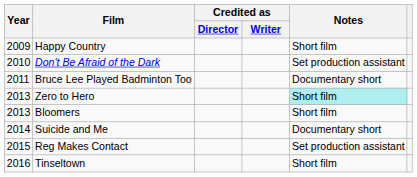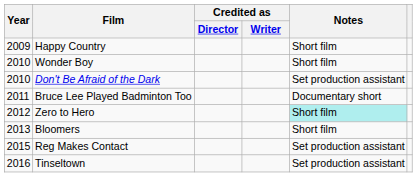+ row: (64, 63)
(19, 96) 2013 -> (19, 113) 2012
- row: (72, 130)
(314, 163) Short film -> (348, 163) Set production assistant
